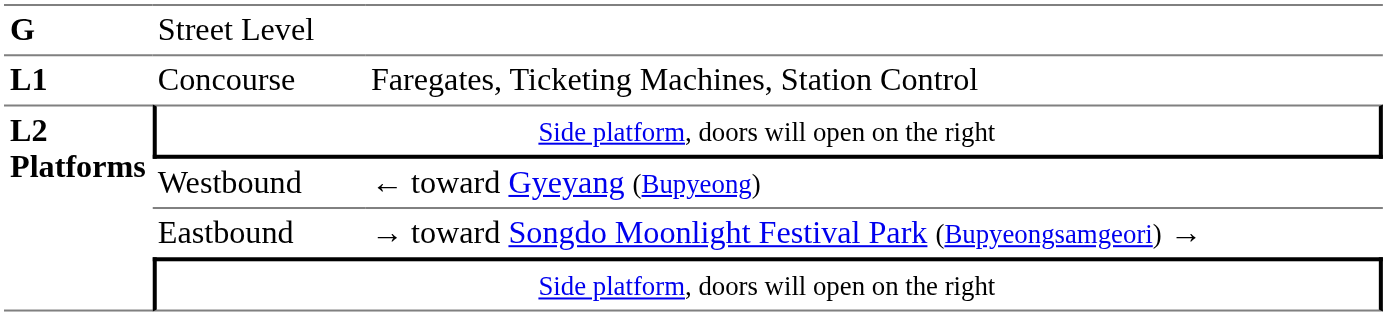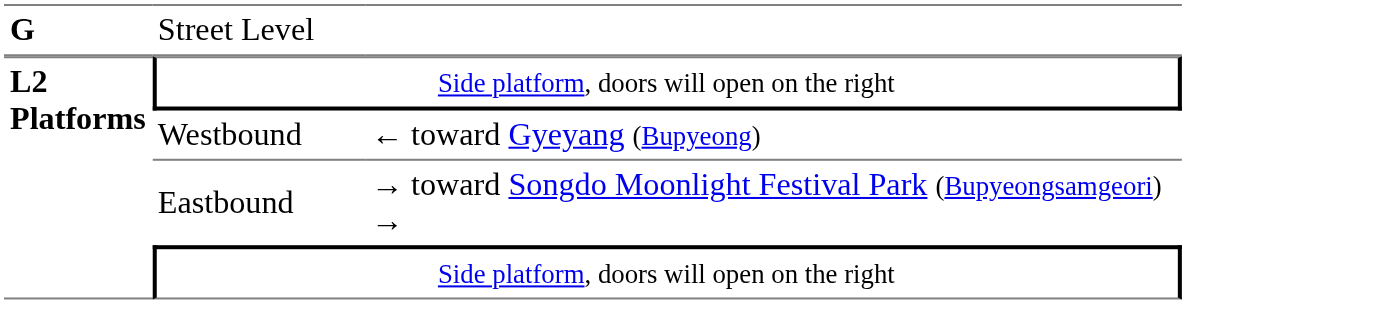- row: (227, 79)
